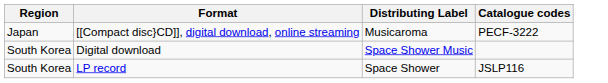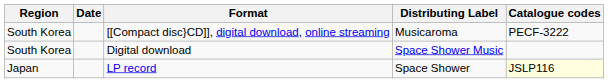+ column: (89, 13)
(23, 31) Japan -> (39, 31) South Korea
(39, 68) South Korea -> (23, 68) Japan
(501, 68) no background -> (531, 68) lightyellow background
